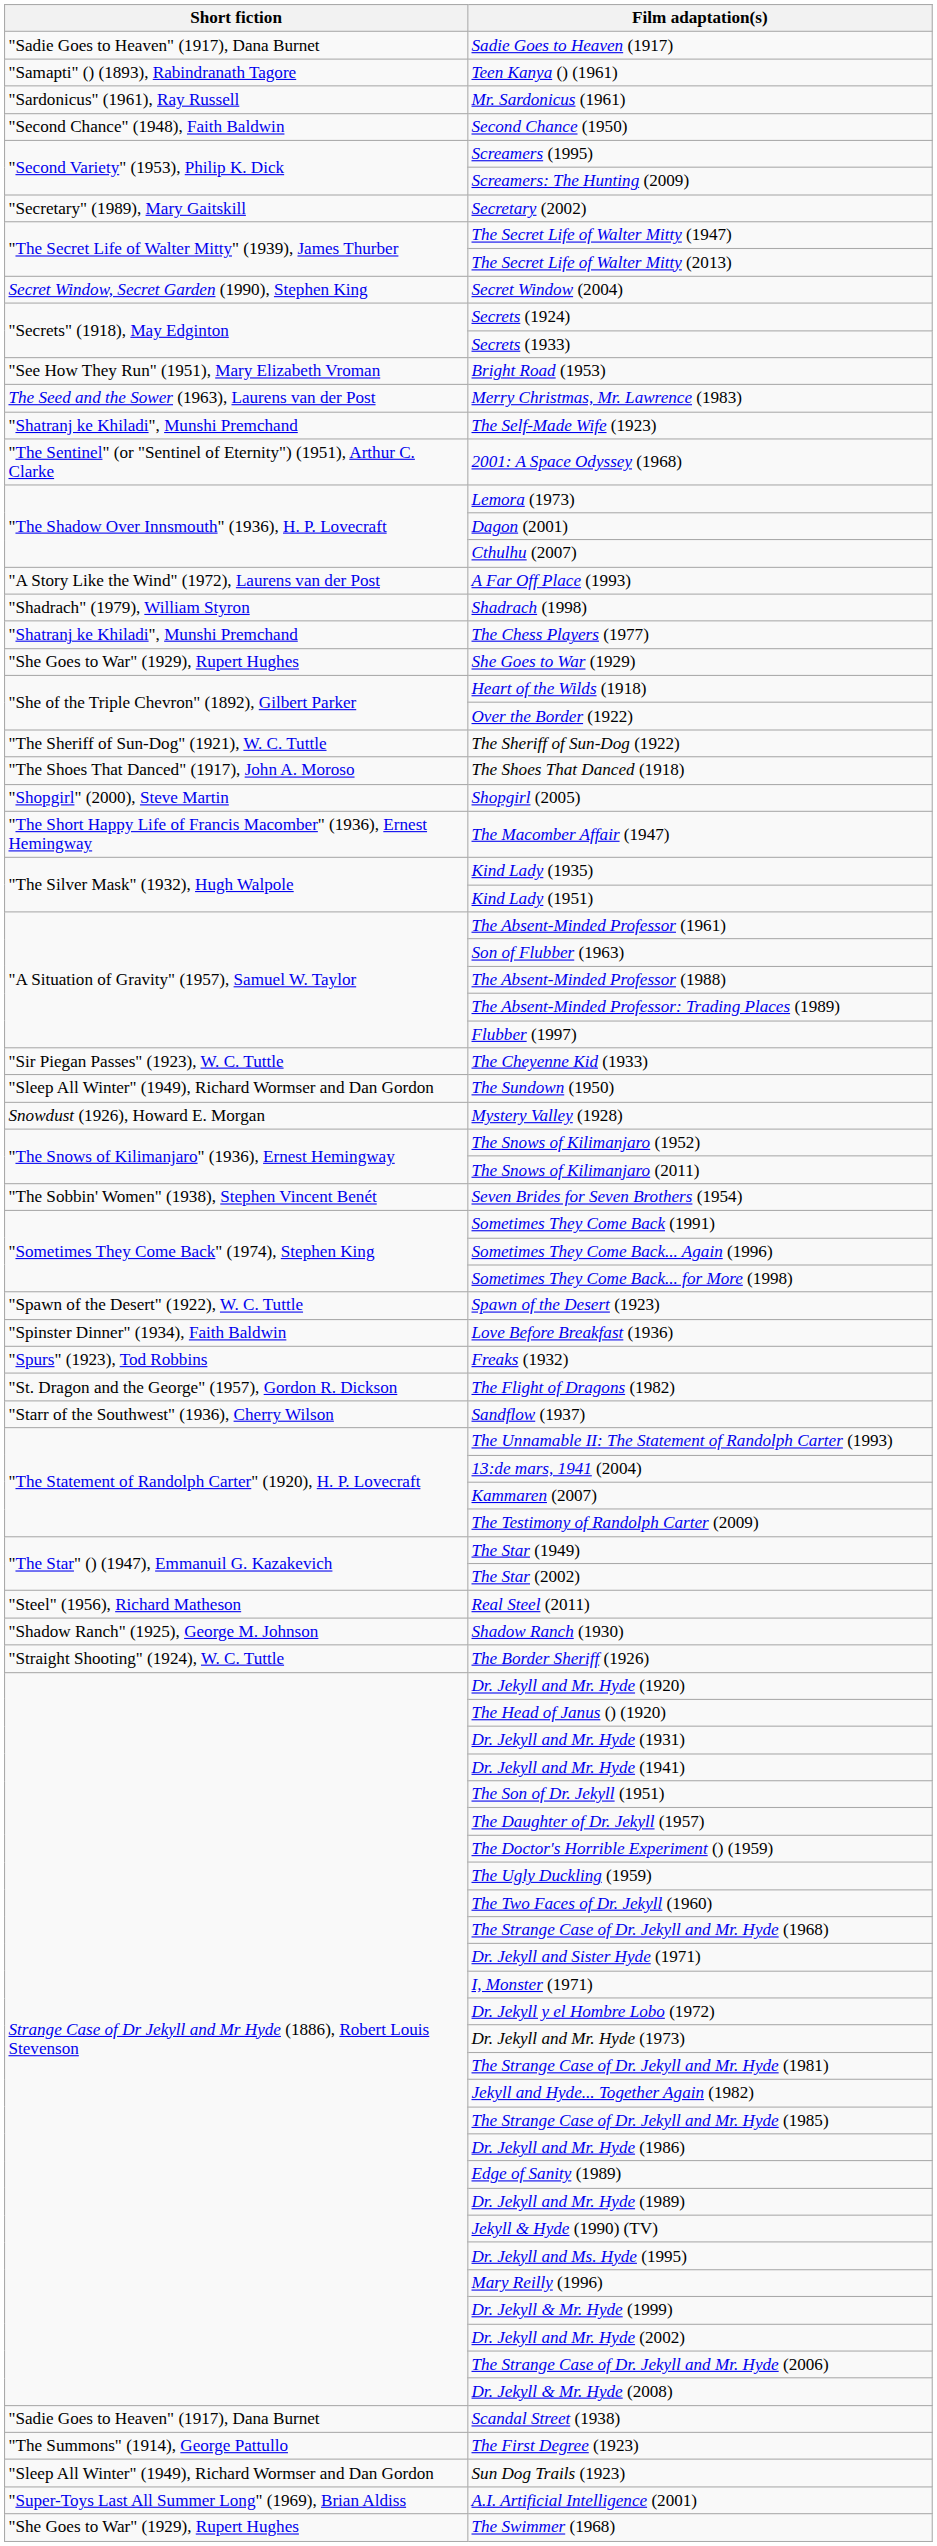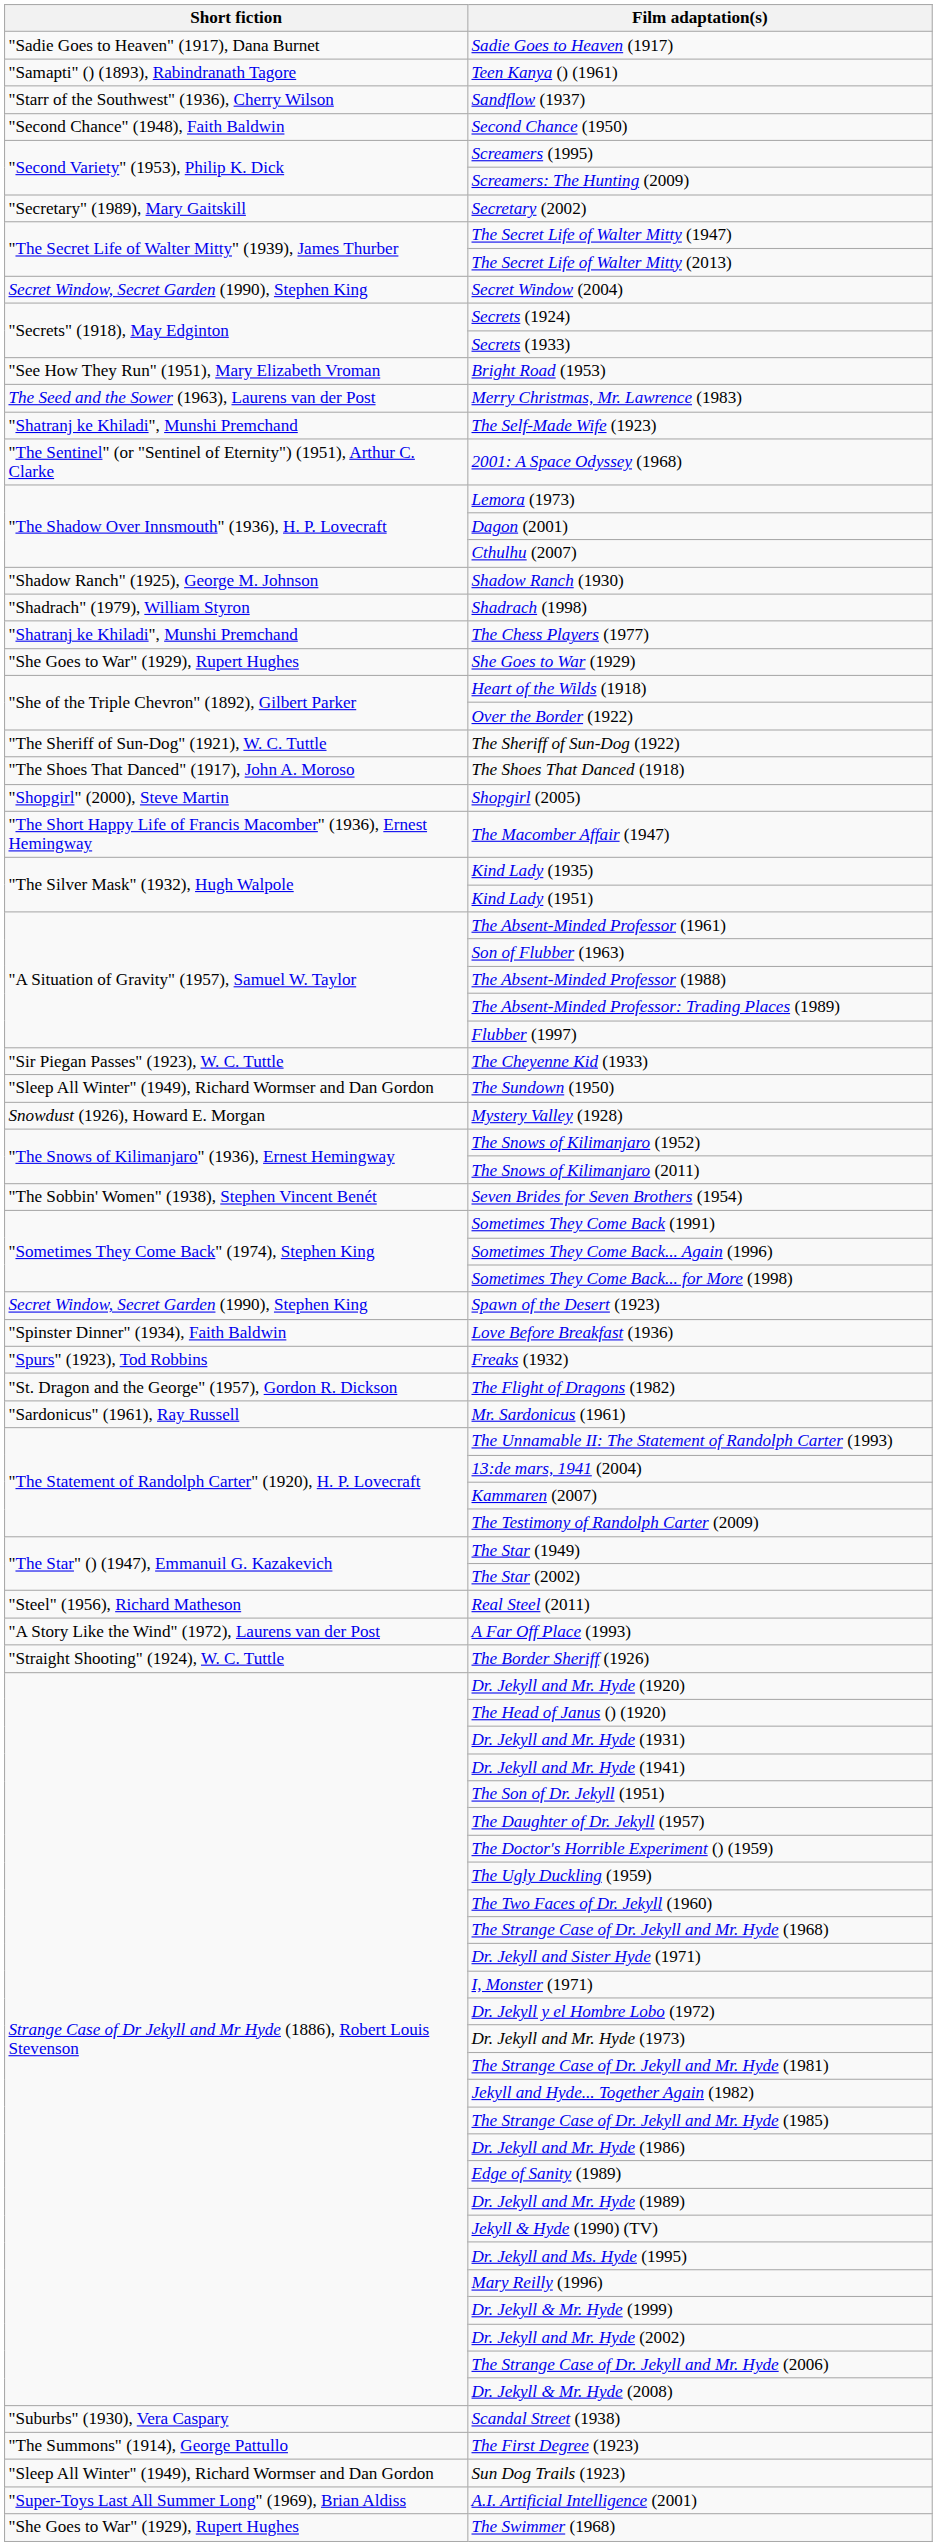rows swapped: (548, 99) <-> (528, 1414)
rows swapped: (548, 1631) <-> (551, 580)
(156, 1305) "Spawn of the Desert" (1922), W. C. Tuttle -> (188, 1305) Secret Window, Secret Garden (1990), Stephen King
(164, 2418) "Sadie Goes to Heaven" (1917), Dana Burnet -> (118, 2418) "Suburbs" (1930), Vera Caspary
